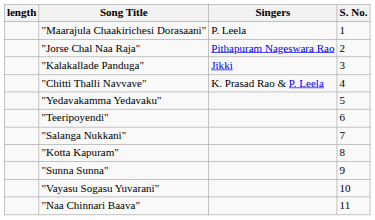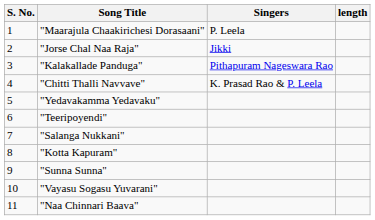columns swapped: (354, 13) <-> (22, 13)
(273, 48) Pithapuram Nageswara Rao -> (220, 48) Jikki
(222, 65) Jikki -> (271, 65) Pithapuram Nageswara Rao
